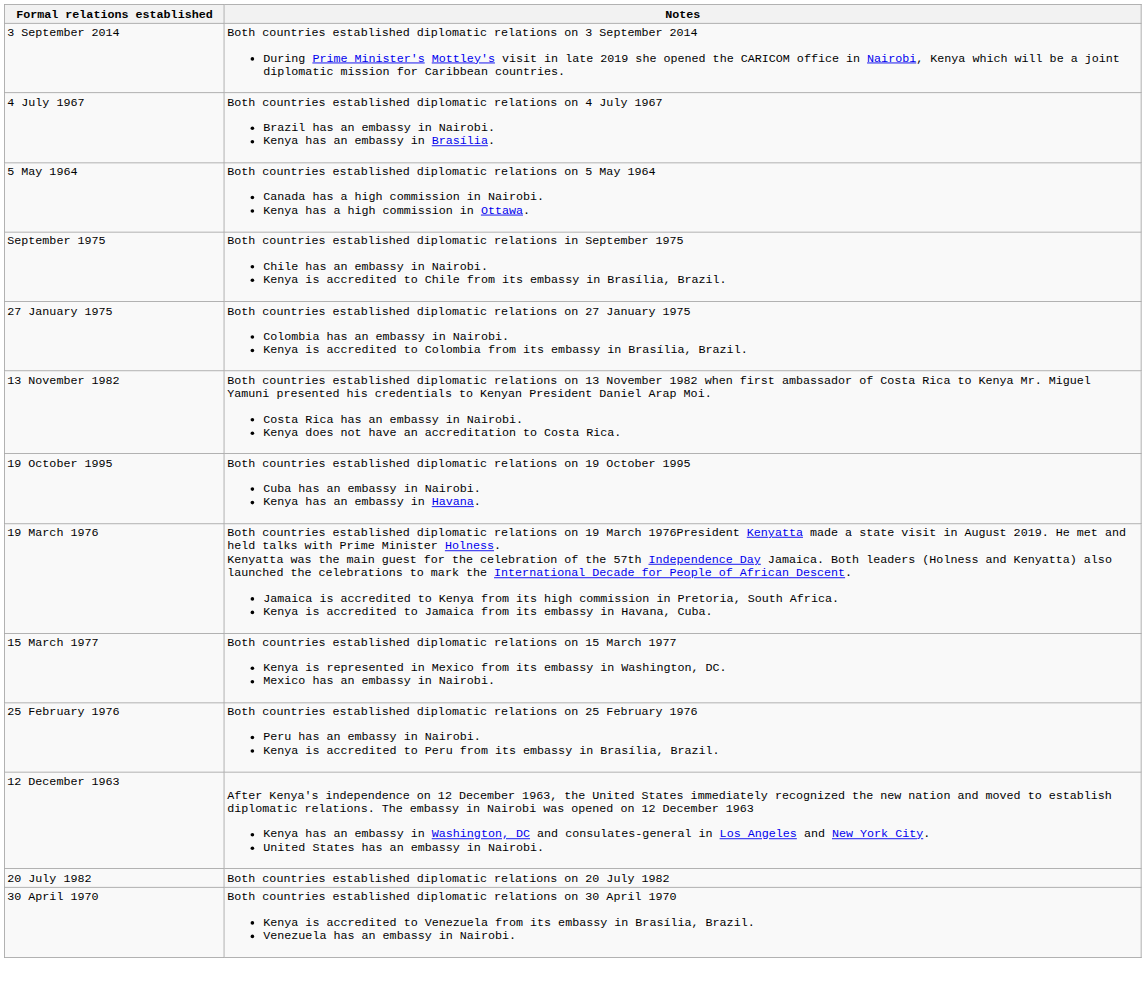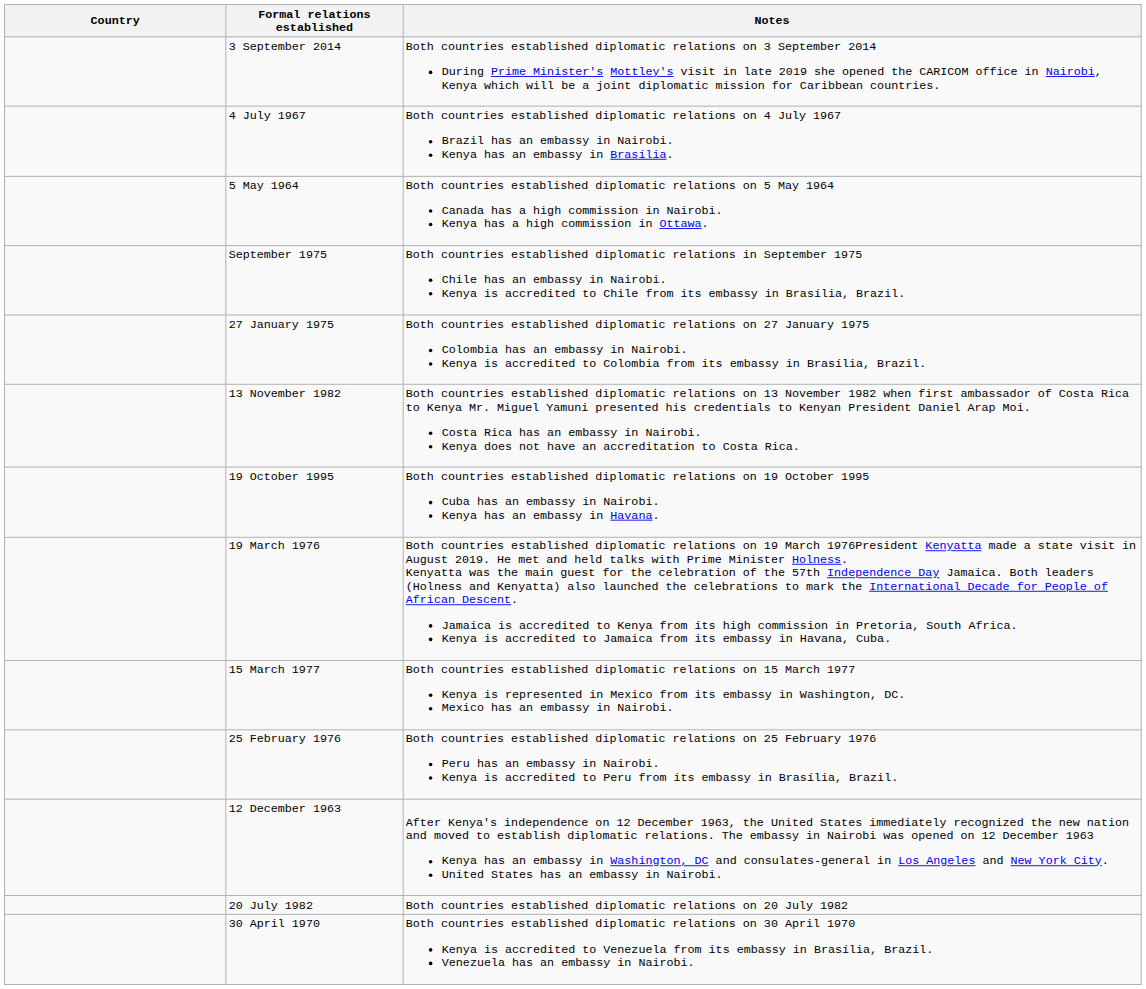+ column: (115, 21)
